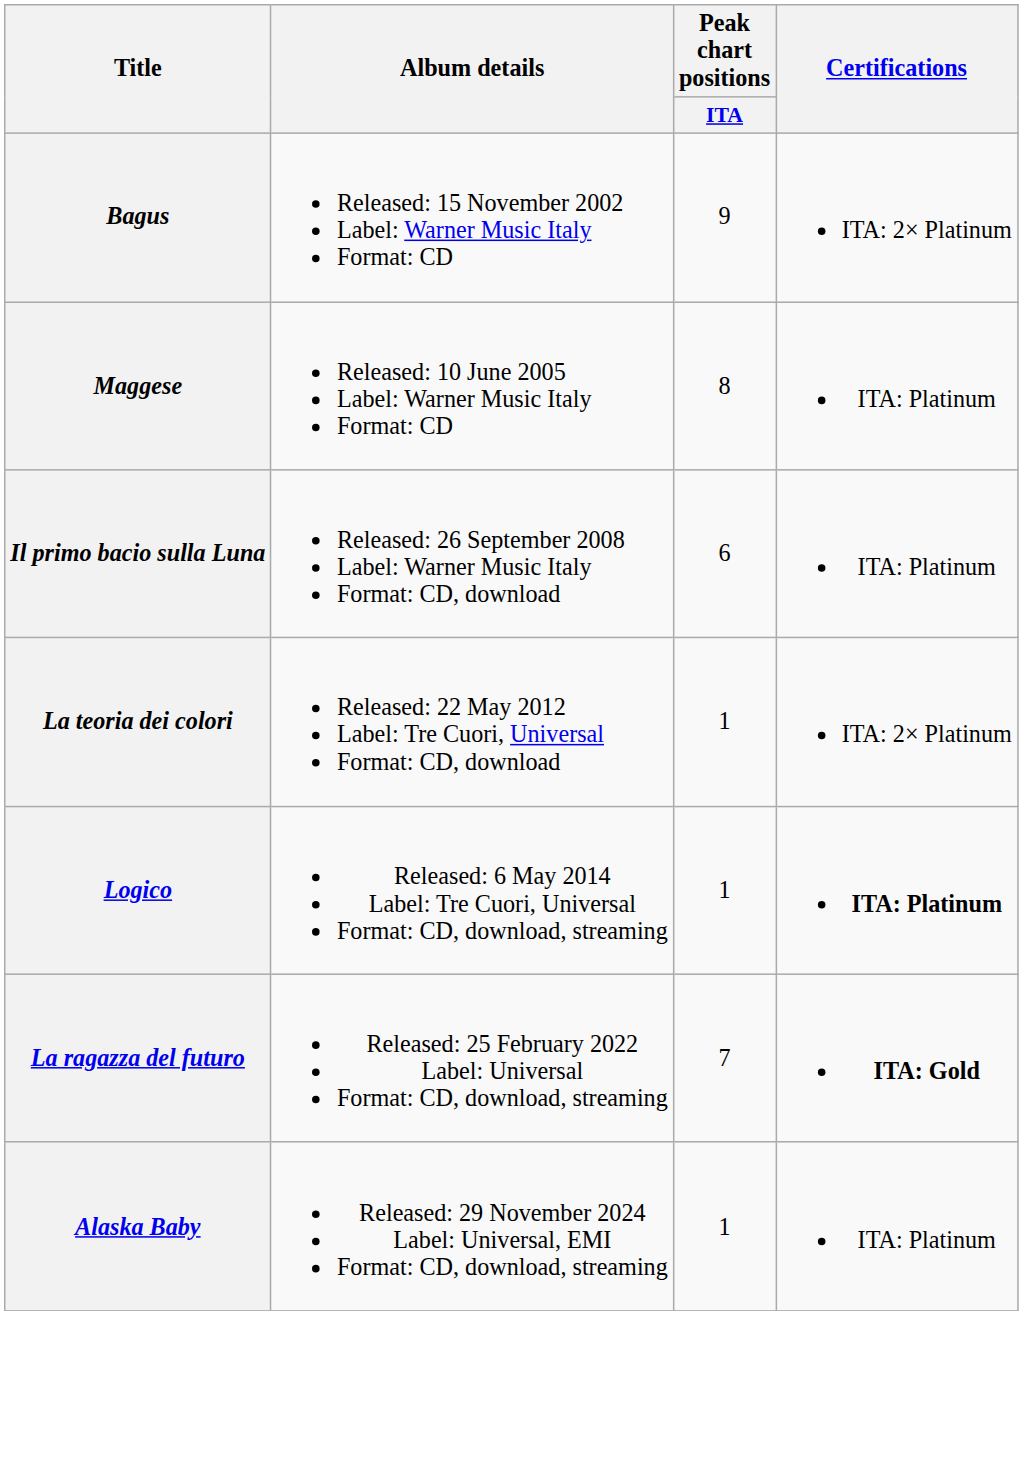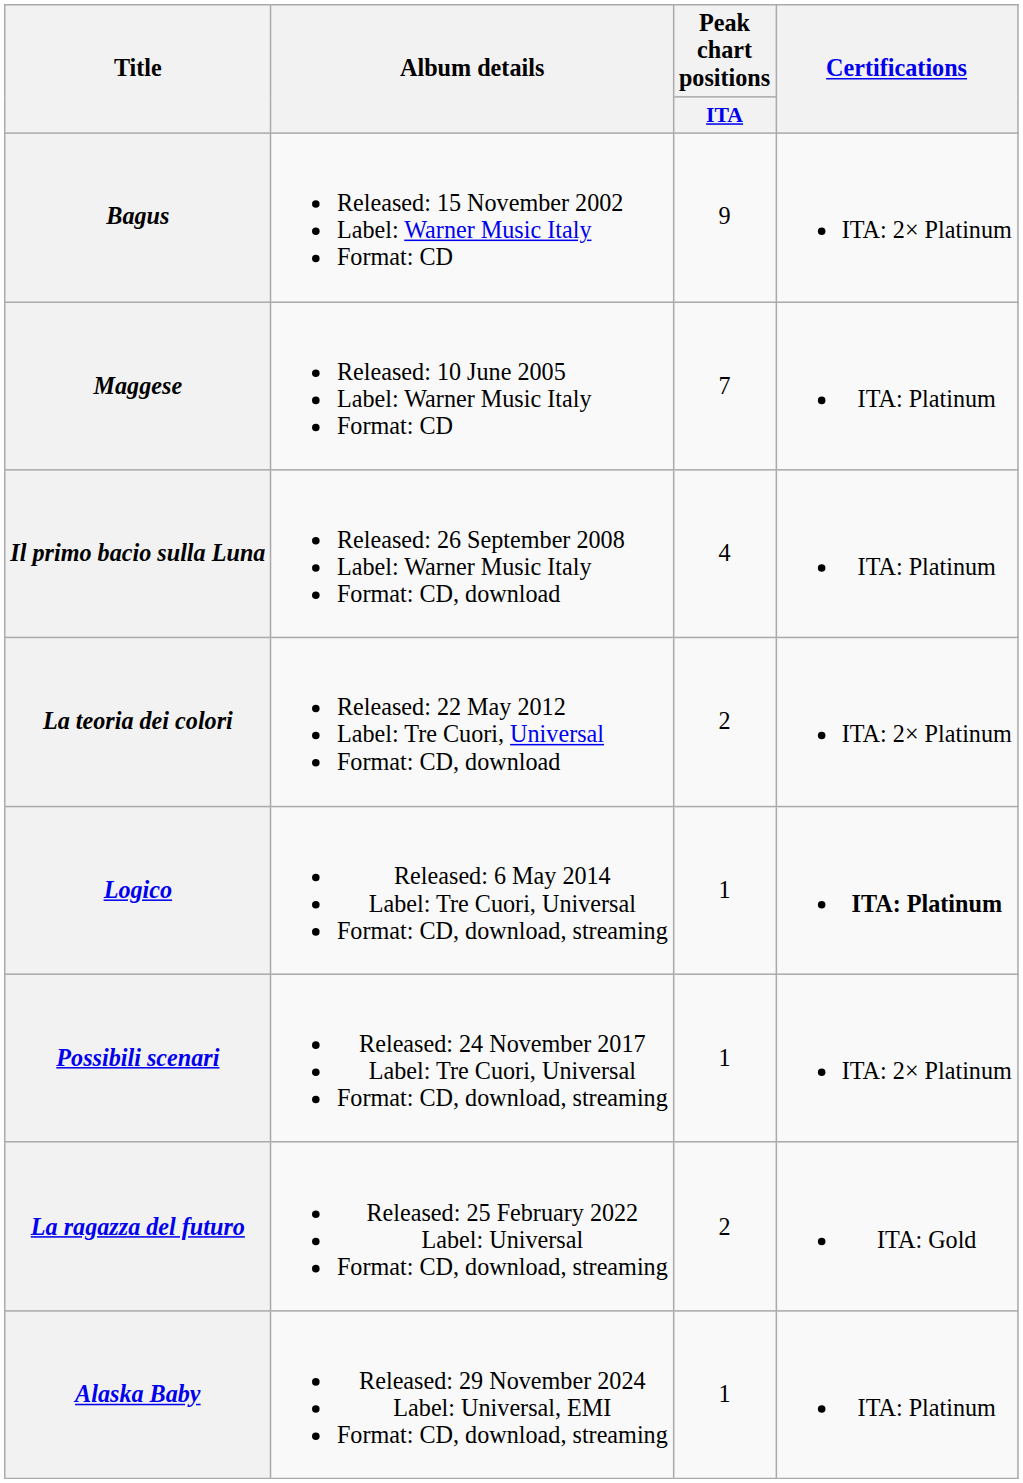(725, 385) 8 -> (725, 385) 7
(725, 553) 6 -> (725, 553) 4
(725, 721) 1 -> (725, 721) 2
+ row: (138, 1058)
(725, 1058) 7 -> (725, 1226) 2
(897, 1072) bold -> (897, 1240) normal
